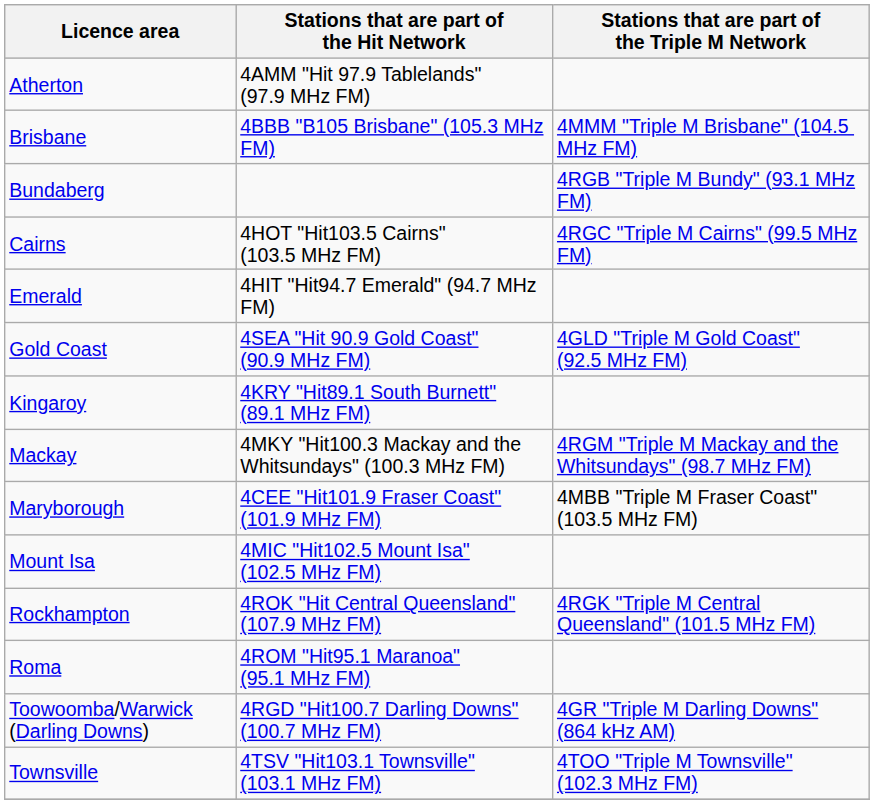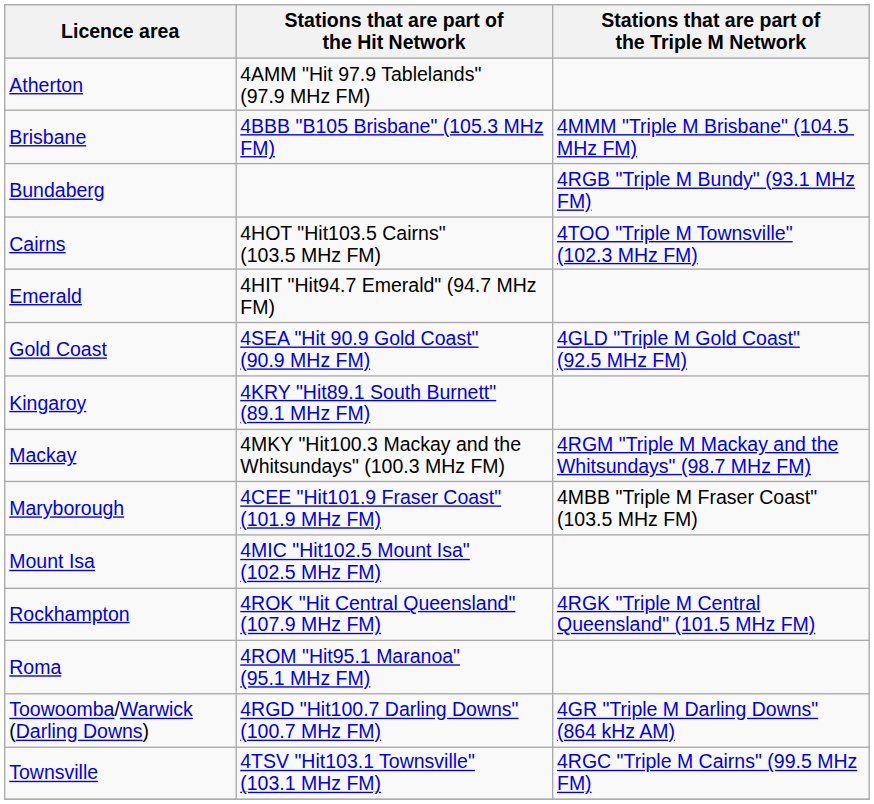(707, 243) 4RGC "Triple M Cairns" (99.5 MHz FM) -> (675, 243) 4TOO "Triple M Townsville" (102.3 MHz FM)
(675, 773) 4TOO "Triple M Townsville" (102.3 MHz FM) -> (707, 773) 4RGC "Triple M Cairns" (99.5 MHz FM)
